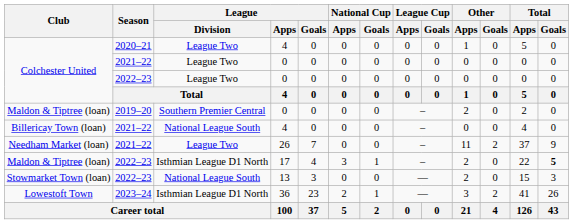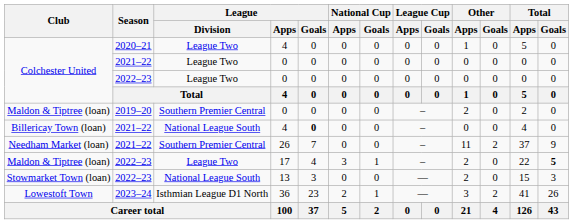(314, 128) normal -> (314, 128) bold
(212, 144) League Two -> (212, 144) Southern Premier Central
(212, 161) Isthmian League D1 North -> (212, 161) League Two
